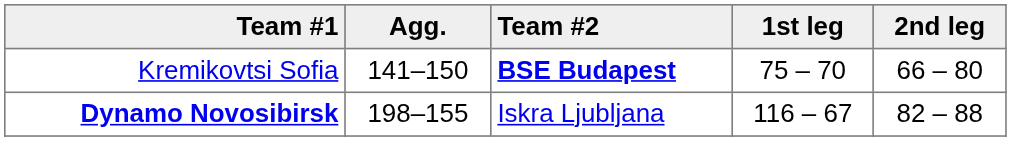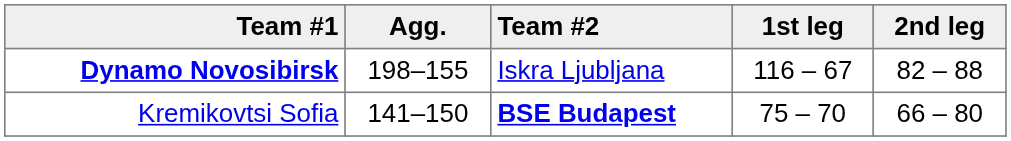rows swapped: (209, 113) <-> (238, 70)
